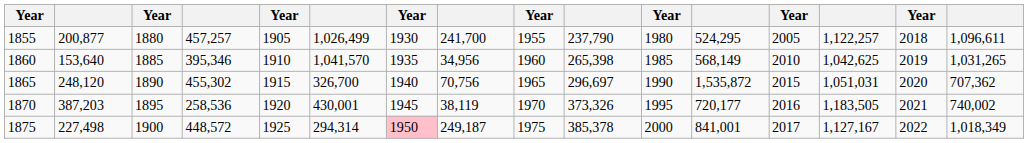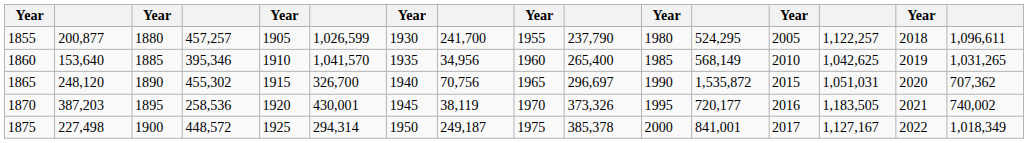(341, 37) 1,026,499 -> (341, 37) 1,026,599
(591, 60) 265,398 -> (591, 60) 265,400
(404, 127) pink background -> (404, 127) no background
